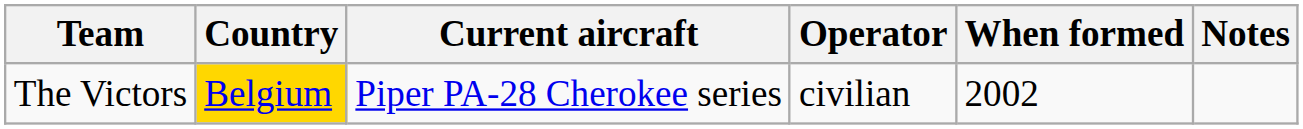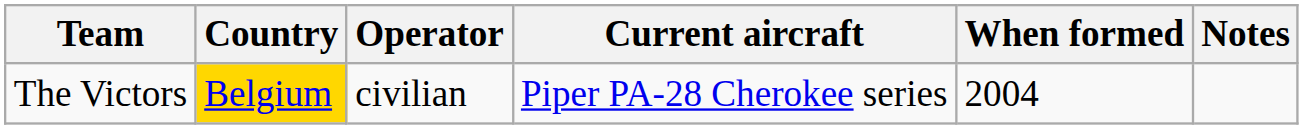columns swapped: (873, 33) <-> (569, 33)
(1002, 92) 2002 -> (1002, 92) 2004
